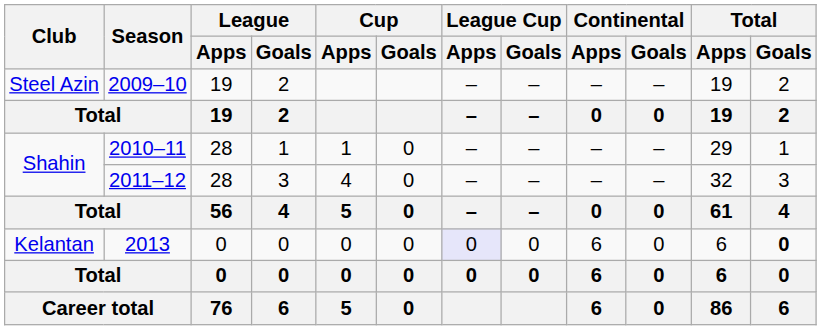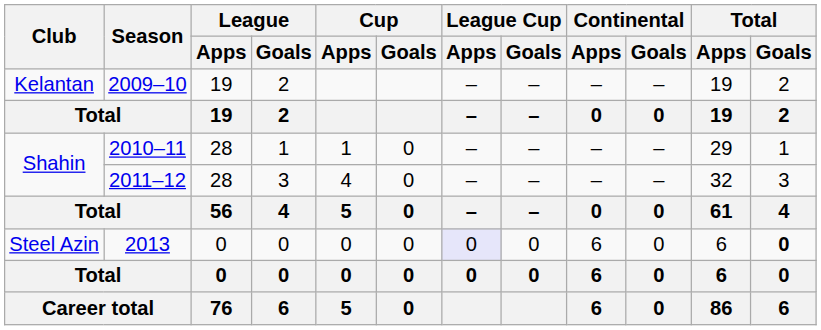(54, 84) Steel Azin -> (54, 84) Kelantan
(54, 244) Kelantan -> (54, 244) Steel Azin
